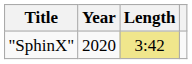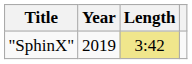(99, 44) 2020 -> (99, 44) 2019
